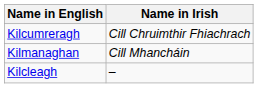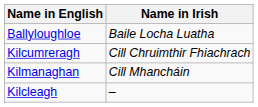+ row: (44, 33)
